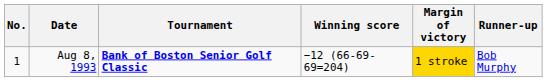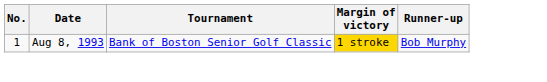- column: (357, 26)
(187, 62) bold -> (220, 43) normal
